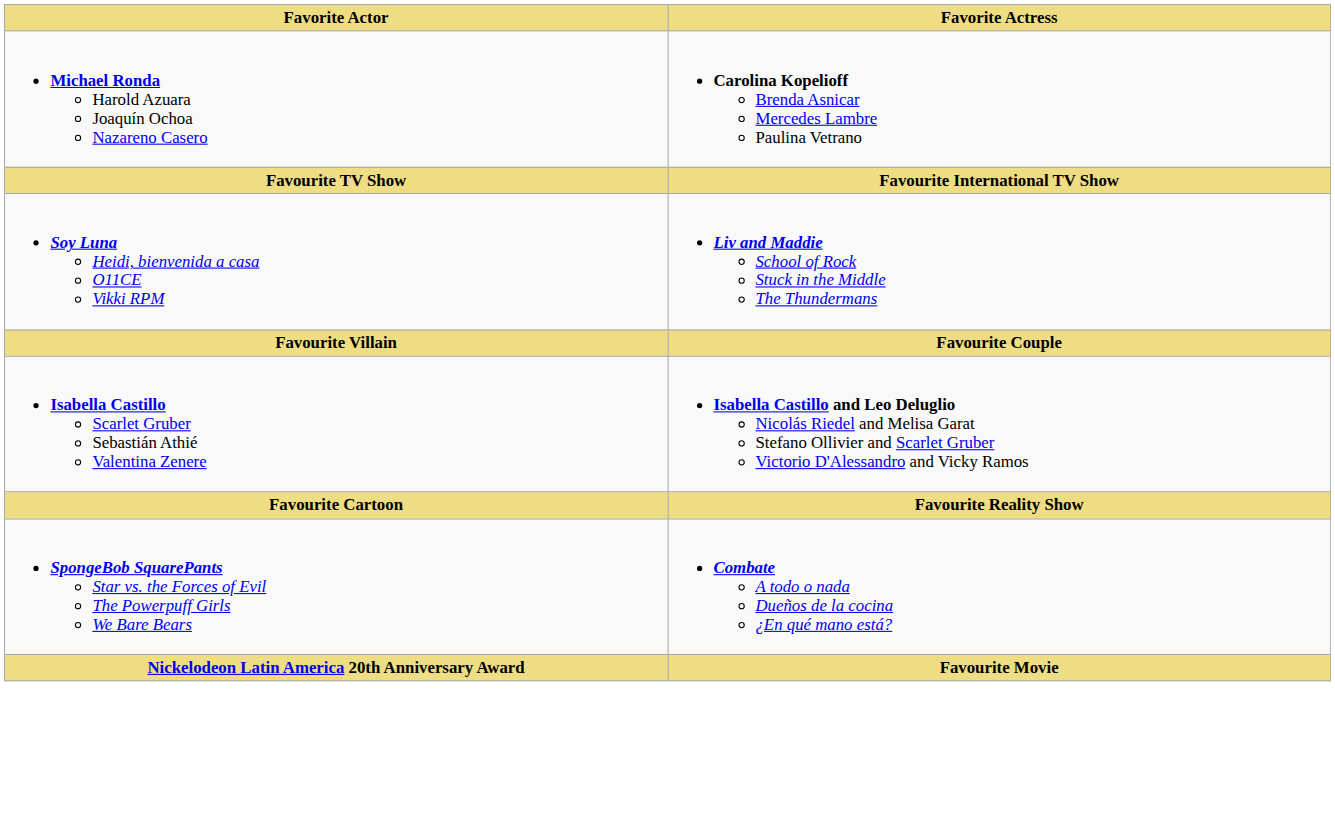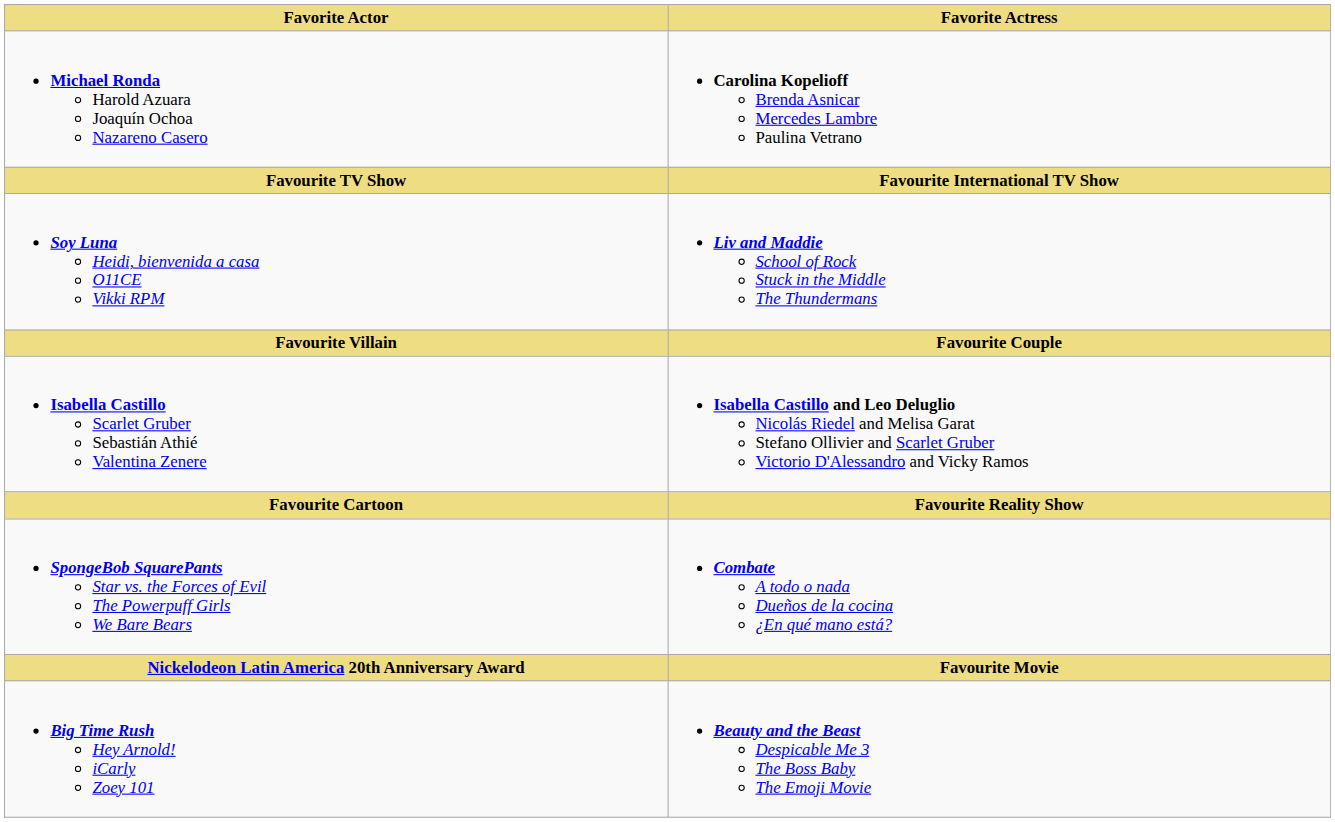+ row: (336, 758)
